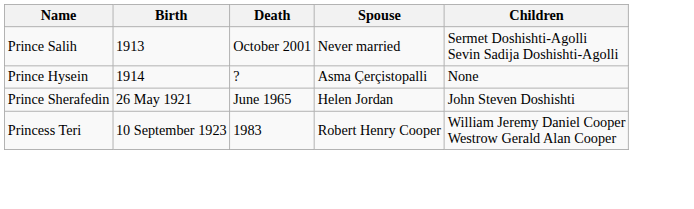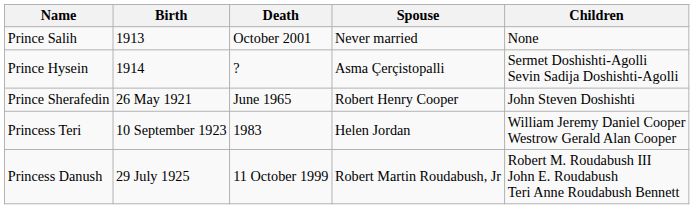(533, 46) Sermet Doshishti-Agolli Sevin Sadija Doshishti-Agolli -> (523, 38) None
(463, 76) None -> (593, 68) Sermet Doshishti-Agolli Sevin Sadija Doshishti-Agolli
(355, 99) Helen Jordan -> (397, 99) Robert Henry Cooper
(379, 130) Robert Henry Cooper -> (373, 130) Helen Jordan
+ row: (55, 176)
